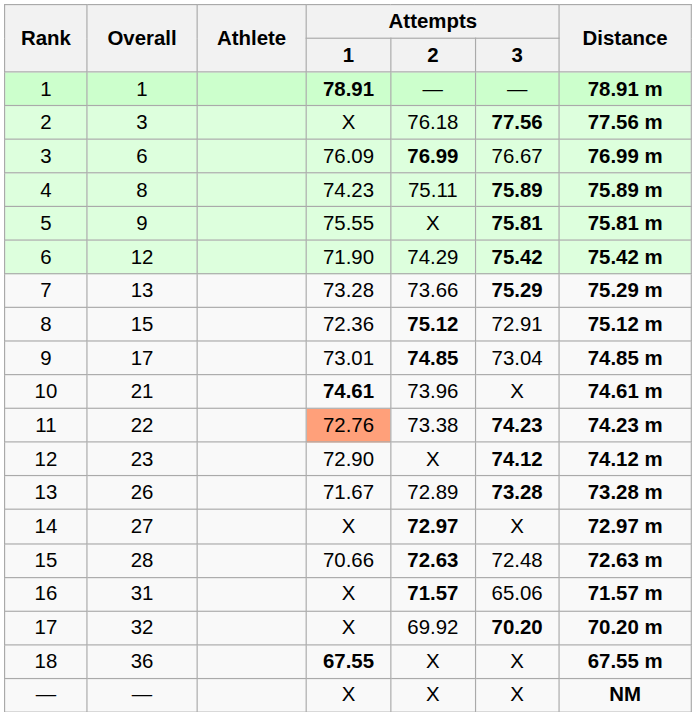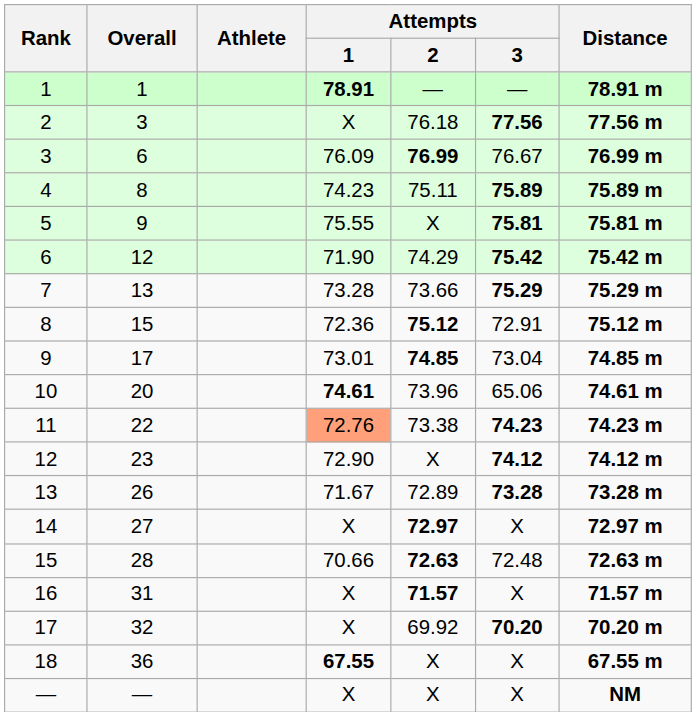(142, 391) 21 -> (142, 391) 20
(517, 391) X -> (517, 391) 65.06
(517, 593) 65.06 -> (517, 593) X
